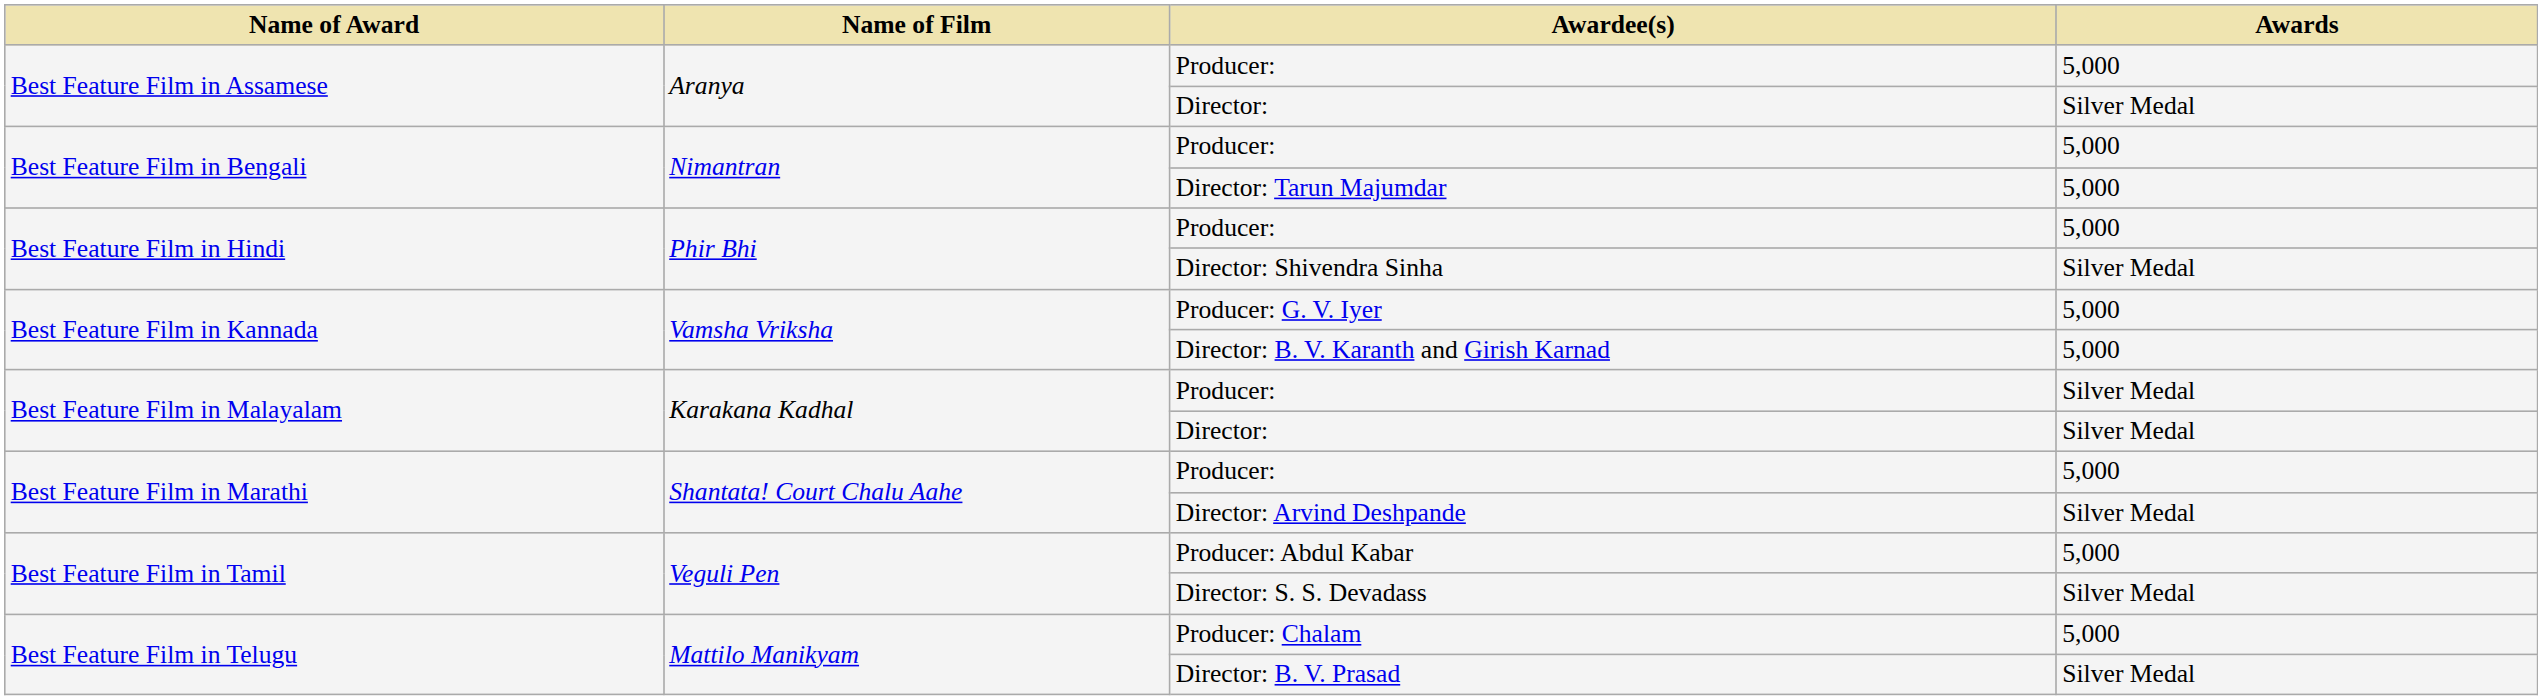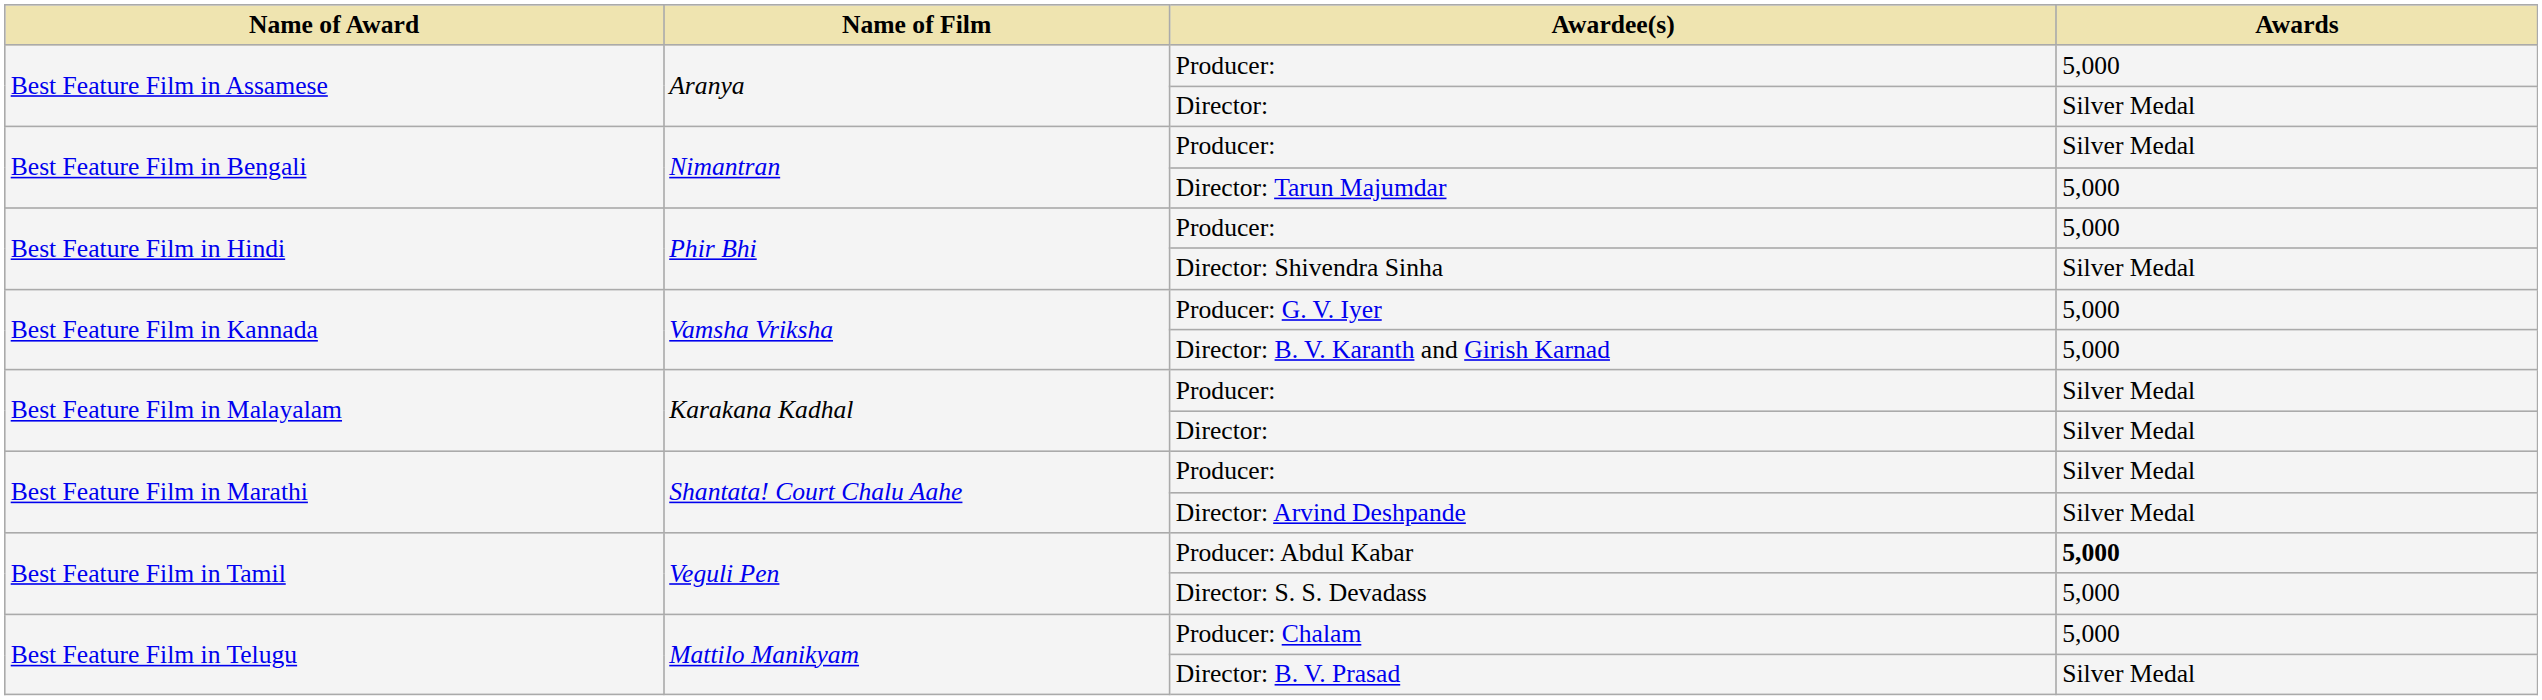(2091, 146) 5,000 -> (2129, 146) Silver Medal
(2091, 471) 5,000 -> (2129, 471) Silver Medal
(2091, 552) normal -> (2091, 552) bold
(2129, 593) Silver Medal -> (2091, 593) 5,000
